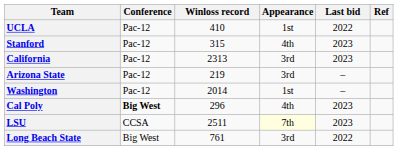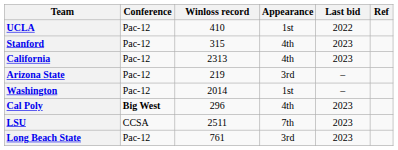(288, 59) 3rd -> (288, 59) 4th
(288, 122) lightyellow background -> (288, 122) no background
(141, 138) Big West -> (137, 138) Pac-12
(343, 138) 2022 -> (343, 138) 2023
